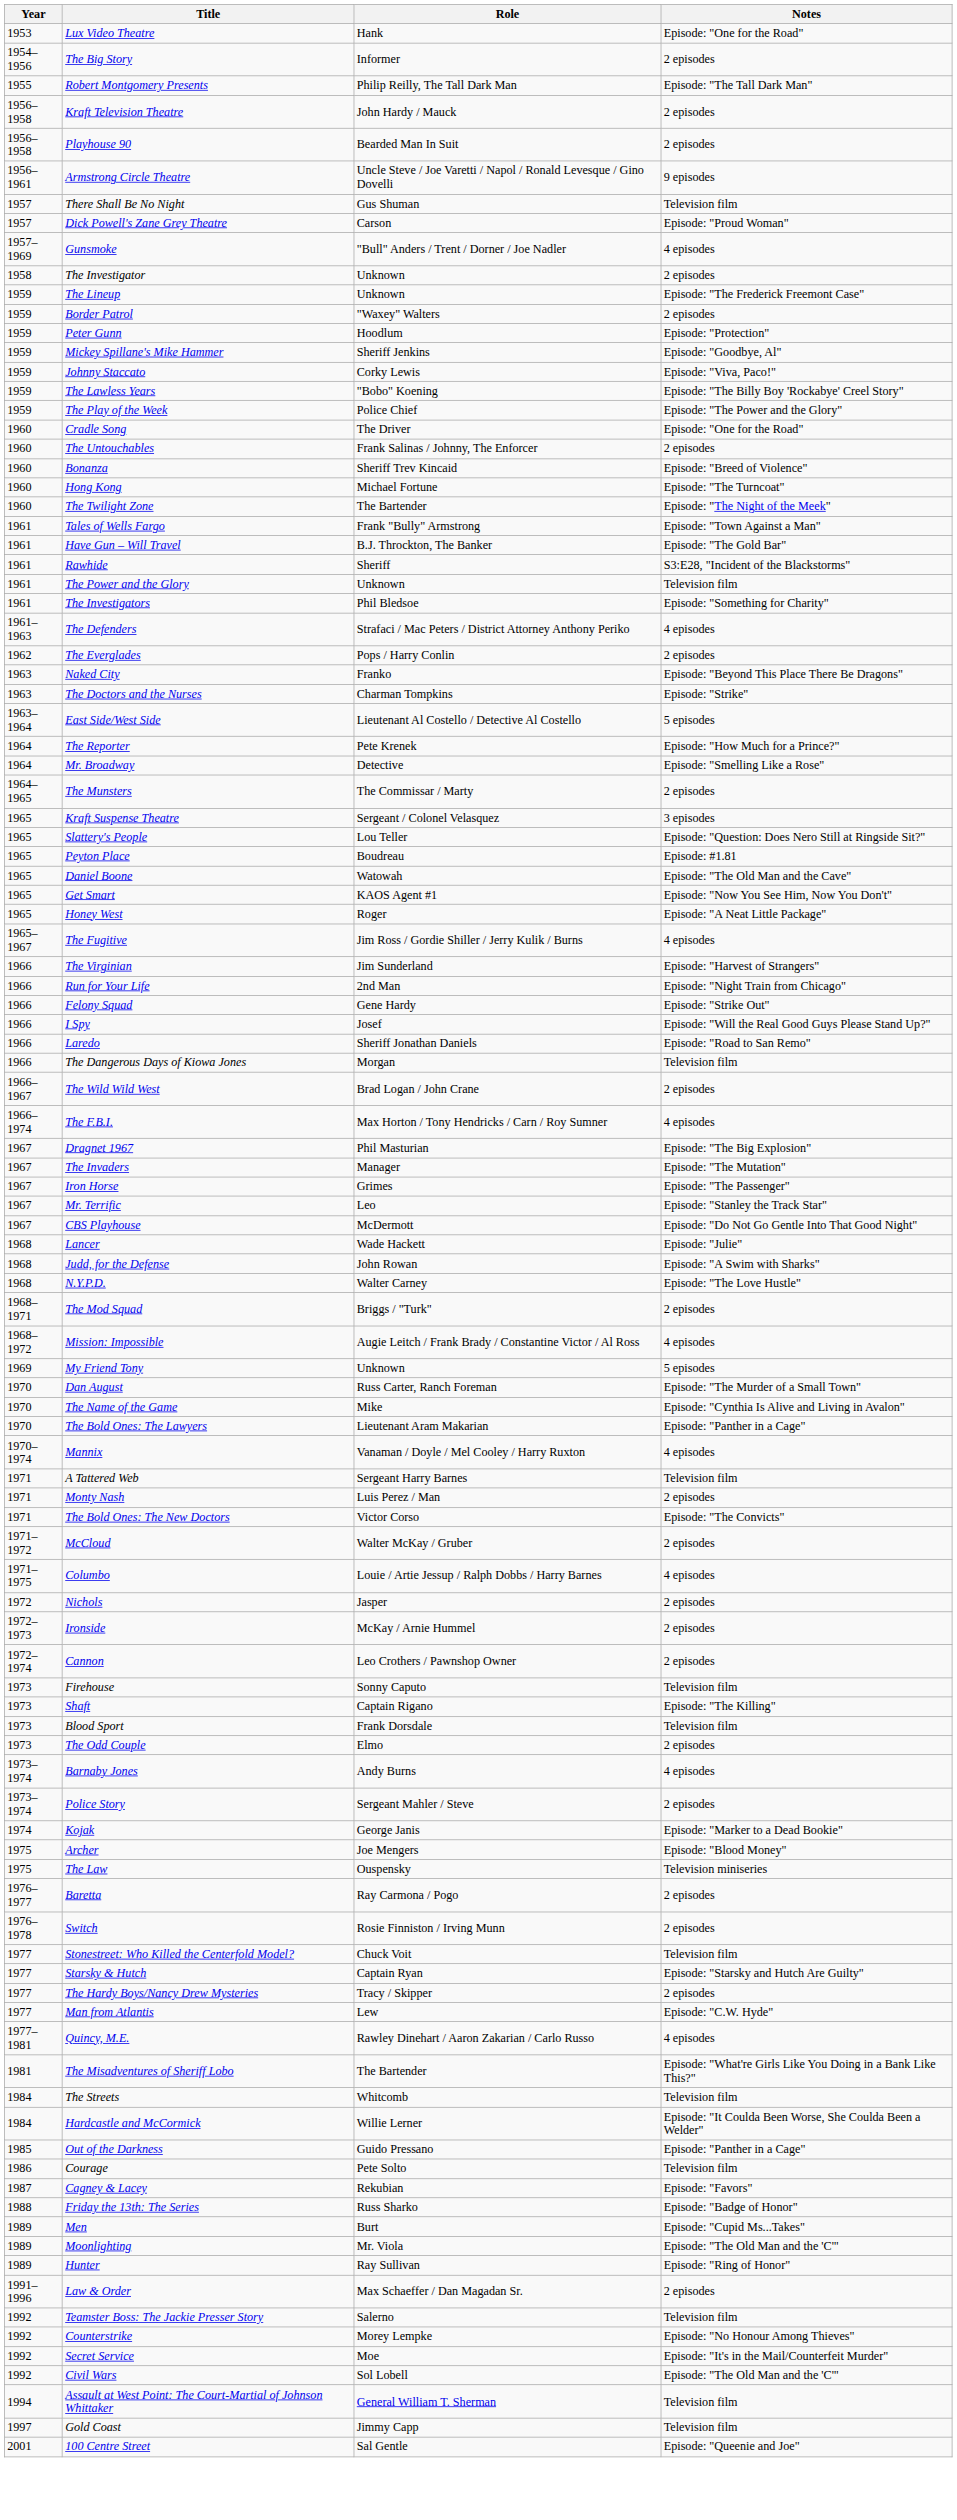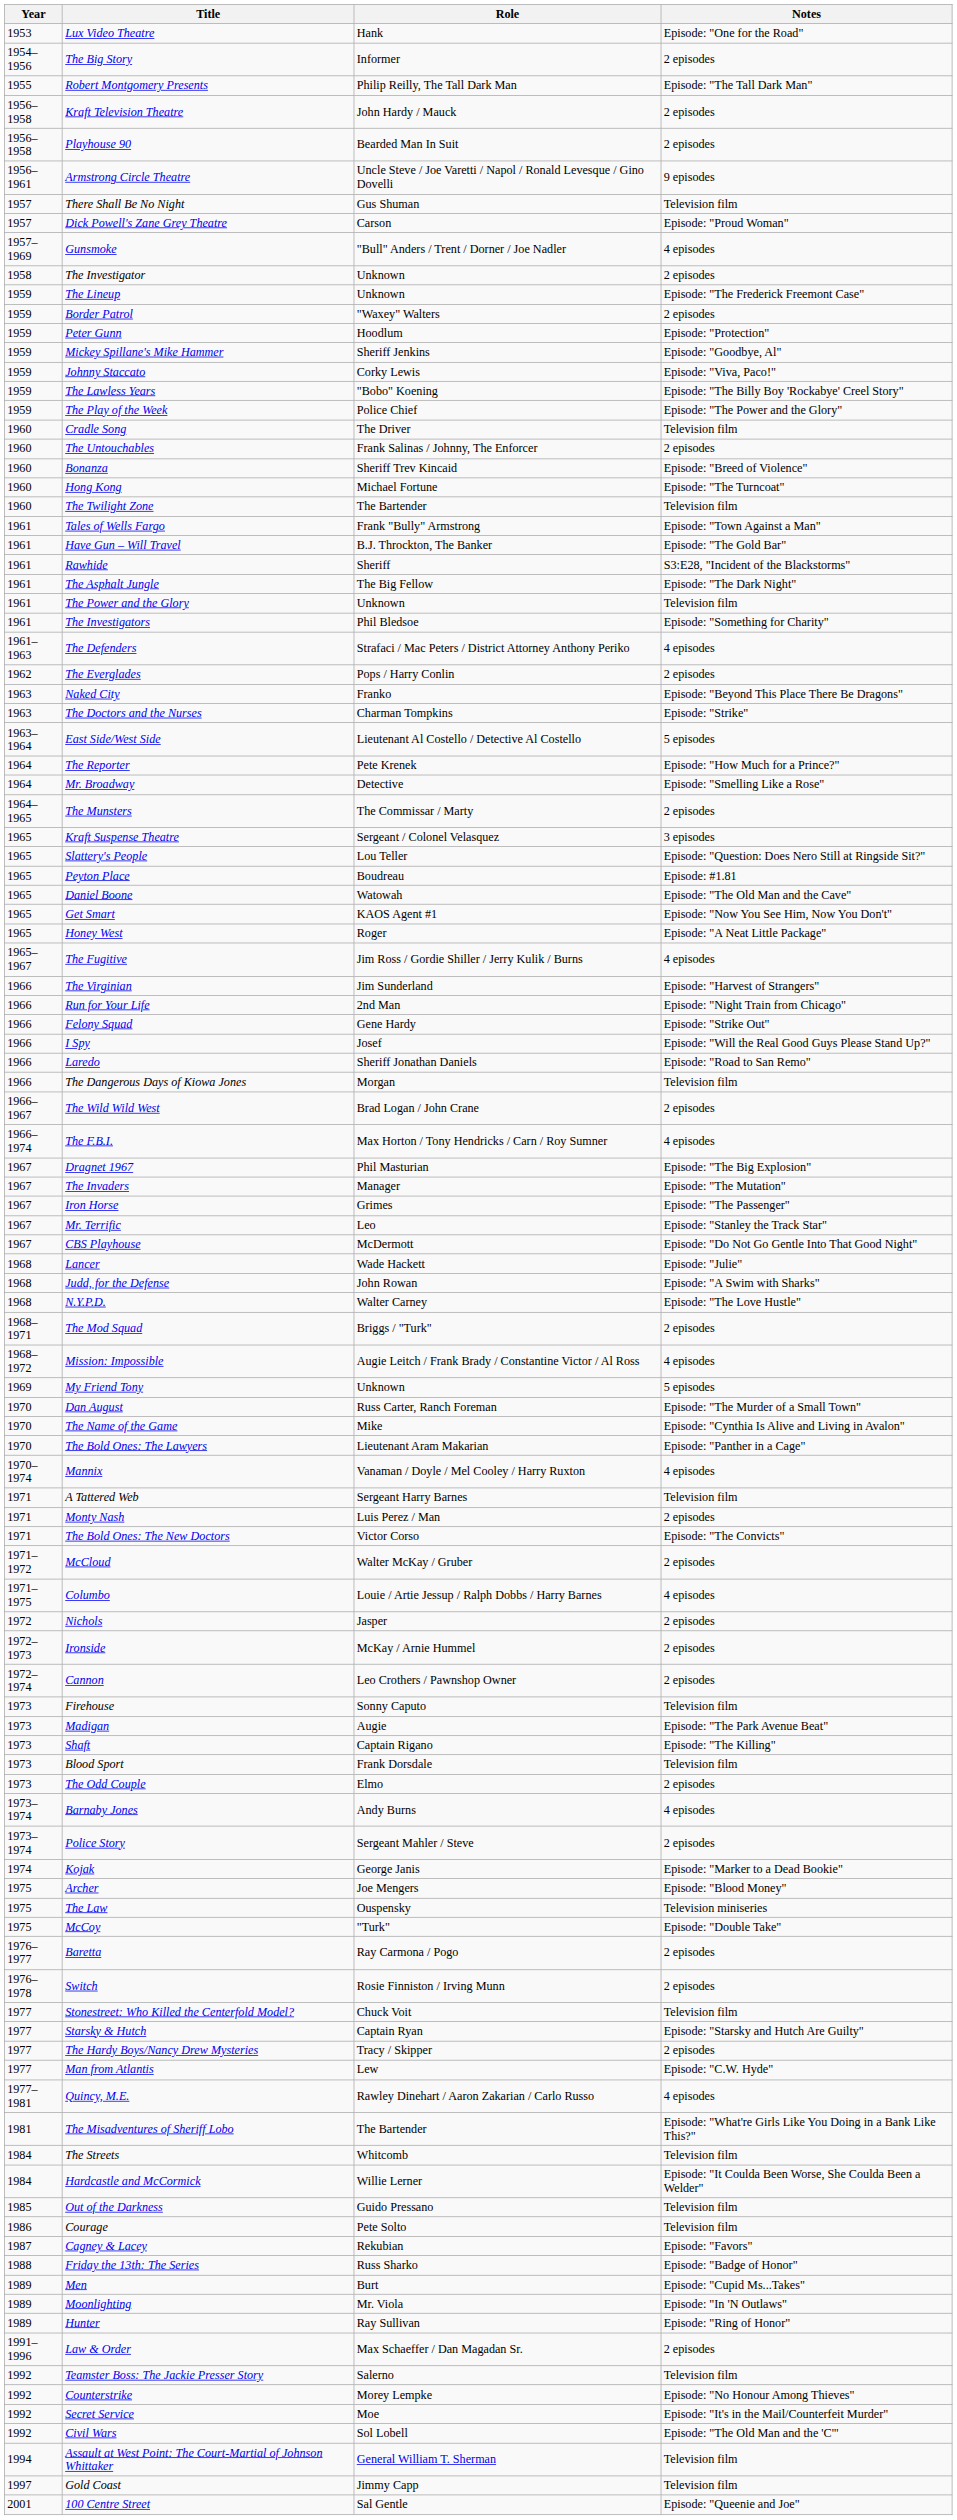(734, 429) Episode: "One for the Road" -> (701, 429) Television film
(747, 506) Episode: "The Night of the Meek" -> (701, 506) Television film
+ row: (112, 583)
+ row: (87, 1726)
+ row: (83, 1926)
(735, 2149) Episode: "Panther in a Cage" -> (701, 2207) Television film
(751, 2246) Episode: "The Old Man and the 'C'" -> (725, 2303) Episode: "In 'N Outlaws"
